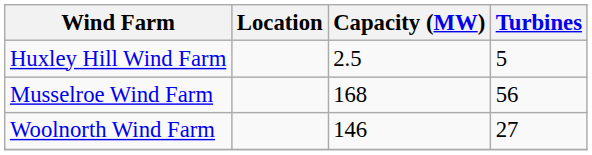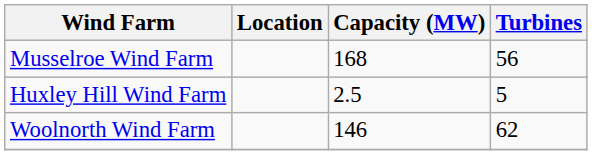rows swapped: (118, 58) <-> (112, 94)
(507, 130) 27 -> (507, 130) 62
